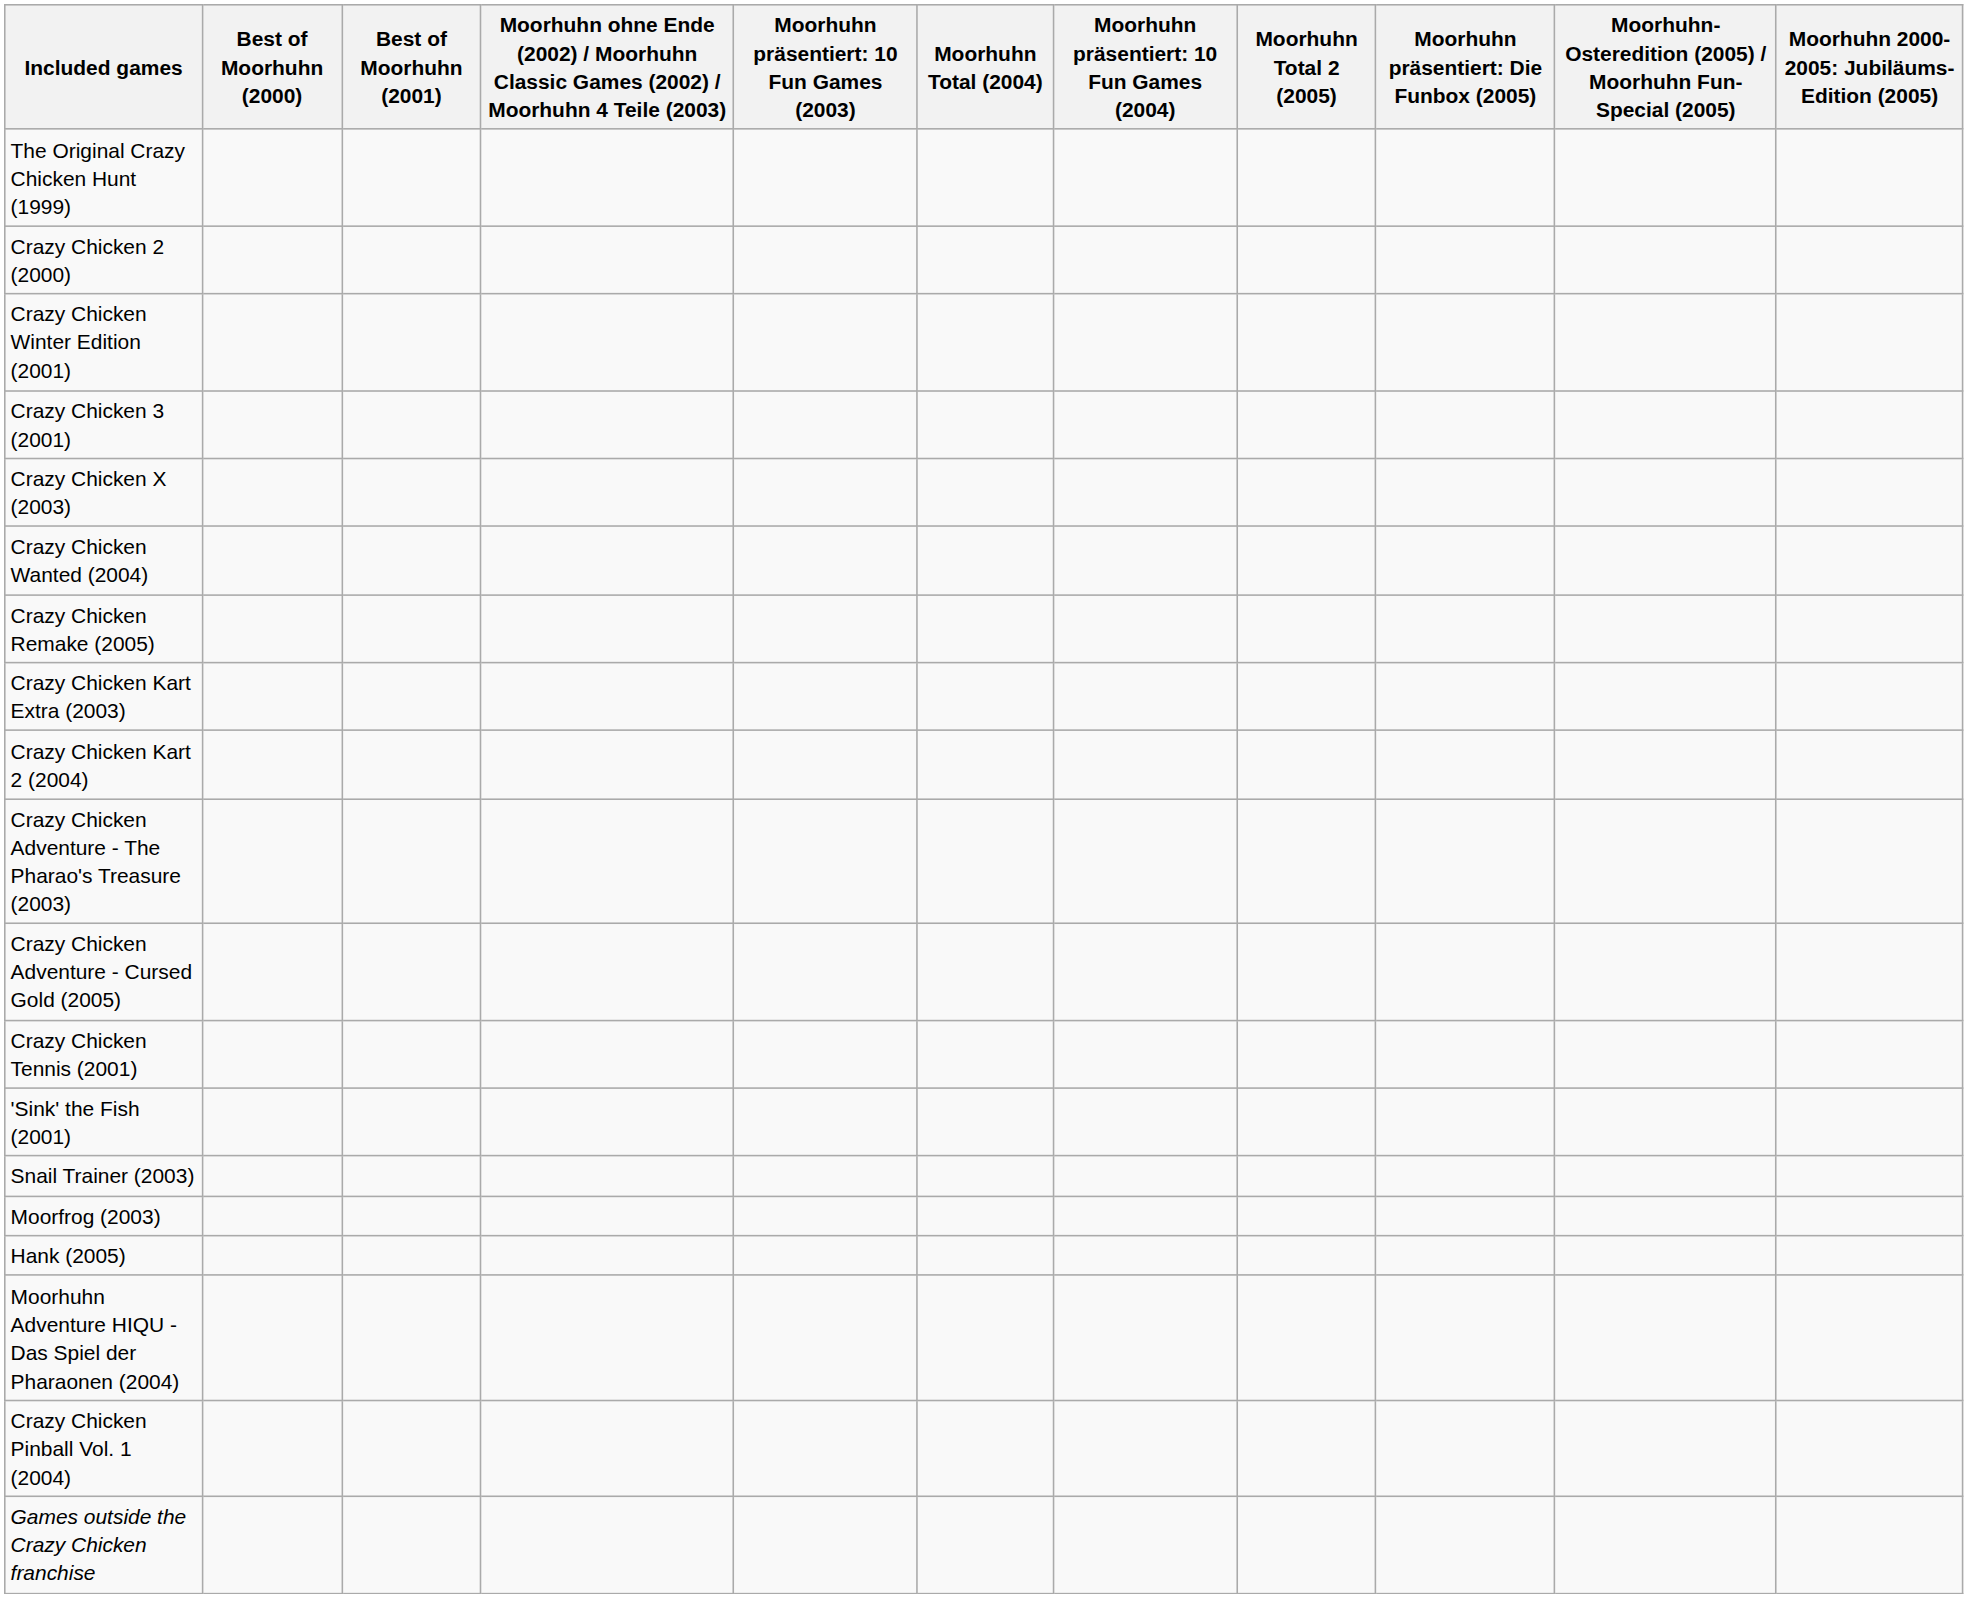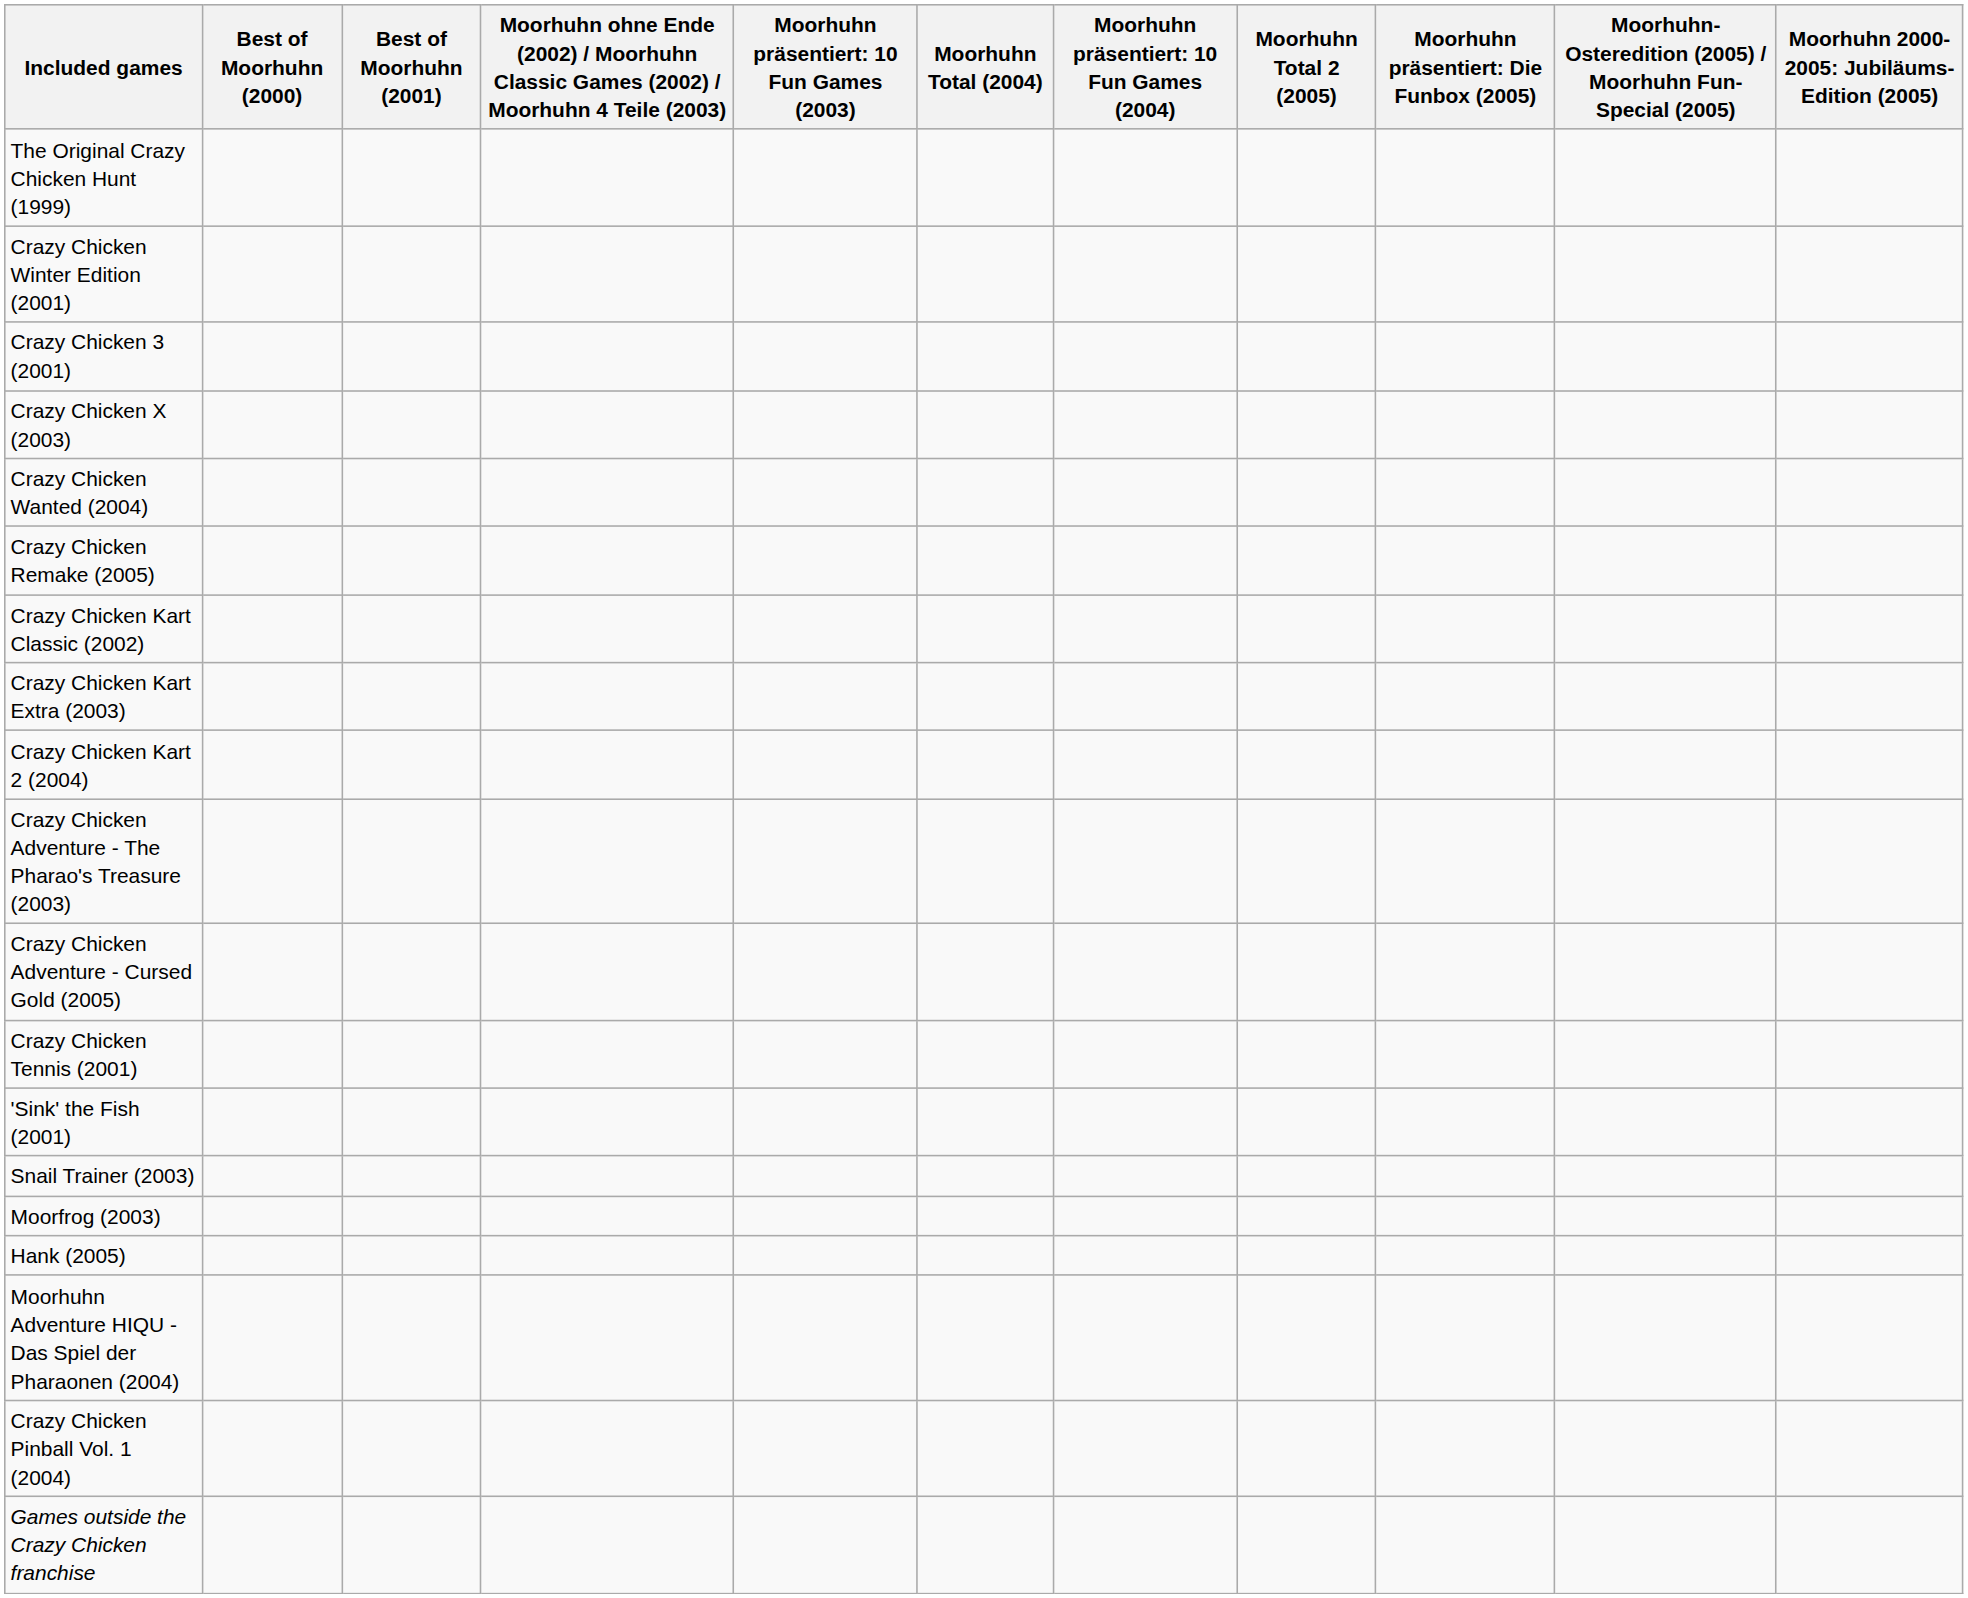- row: (87, 261)
+ row: (101, 629)
